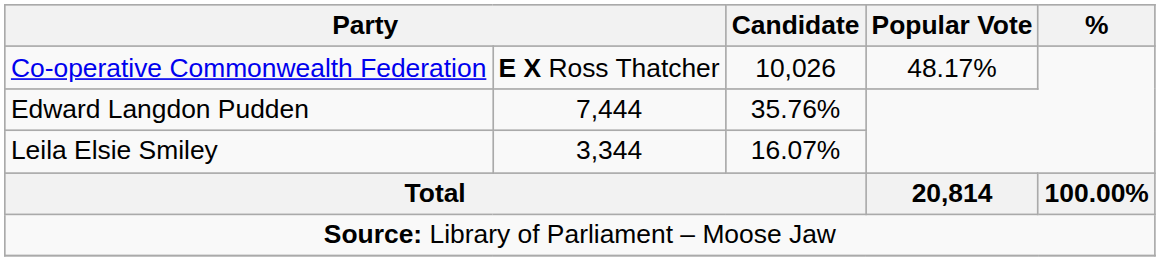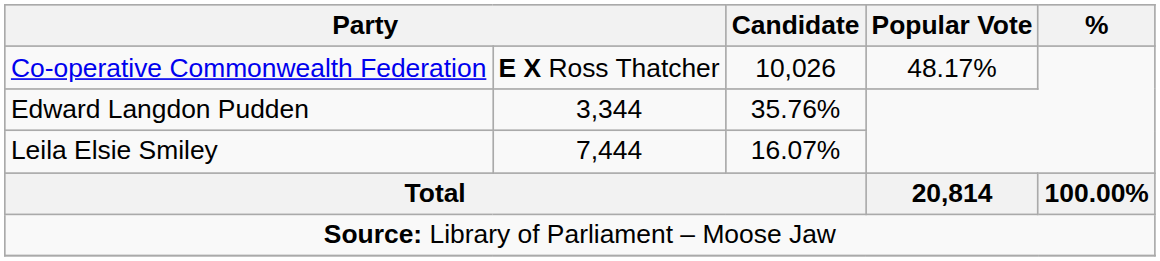(609, 109) 7,444 -> (609, 109) 3,344
(609, 151) 3,344 -> (609, 151) 7,444
